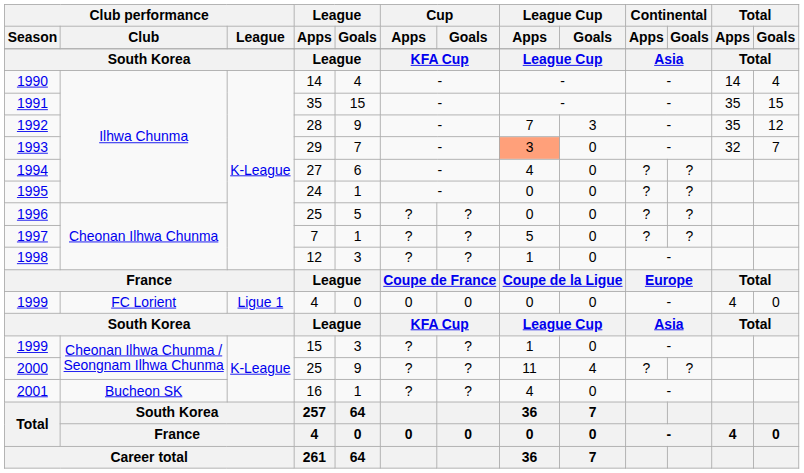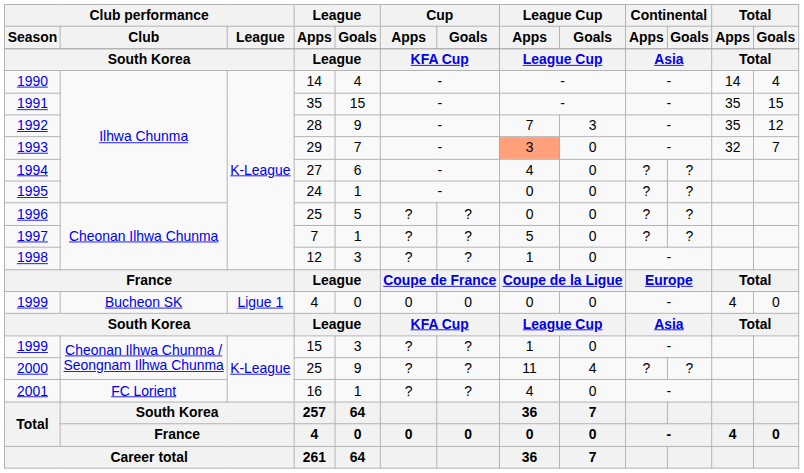(144, 302) FC Lorient -> (144, 302) Bucheon SK
(144, 390) Bucheon SK -> (144, 390) FC Lorient
